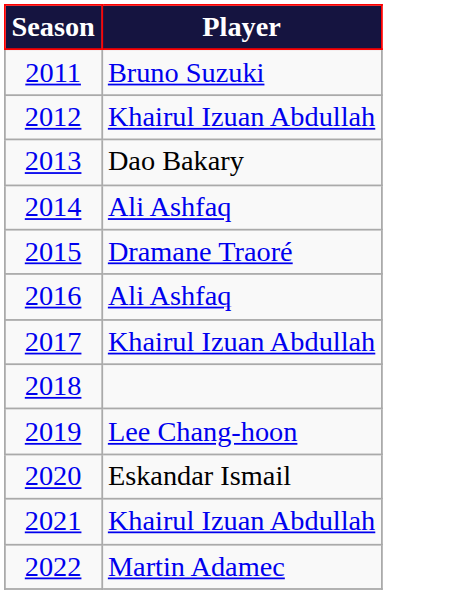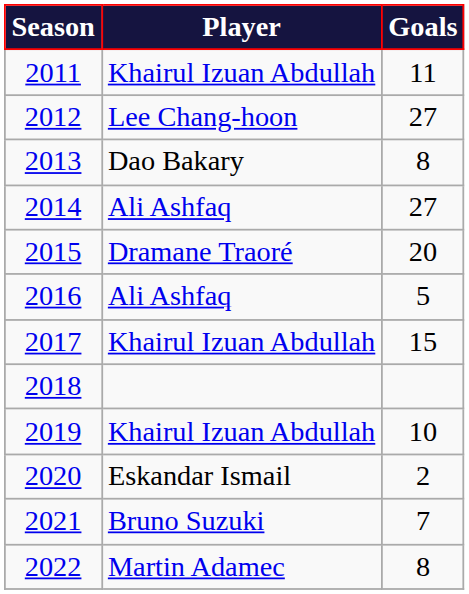+ column: (423, 26)
(186, 71) Bruno Suzuki -> (242, 71) Khairul Izuan Abdullah
(242, 116) Khairul Izuan Abdullah -> (203, 116) Lee Chang-hoon
(203, 431) Lee Chang-hoon -> (242, 431) Khairul Izuan Abdullah
(242, 521) Khairul Izuan Abdullah -> (186, 521) Bruno Suzuki
